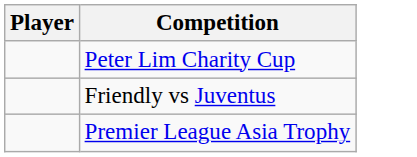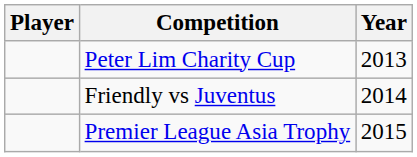+ column: (384, 22)
